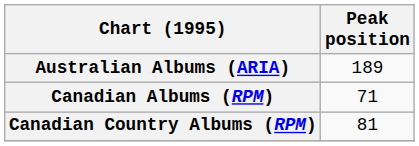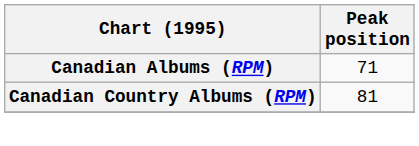- row: (163, 68)
